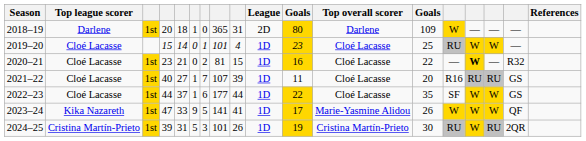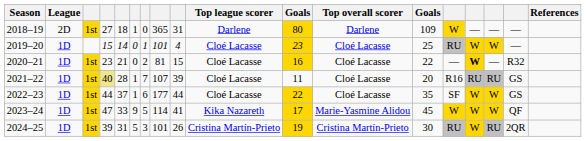columns swapped: (264, 12) <-> (94, 12)
(167, 29) 20 -> (107, 29) 27
(167, 78) no background -> (107, 78) khaki background
(182, 78) 27 -> (122, 78) 28
(220, 111) 141 -> (160, 111) 114
(428, 111) 26 -> (428, 111) 45
